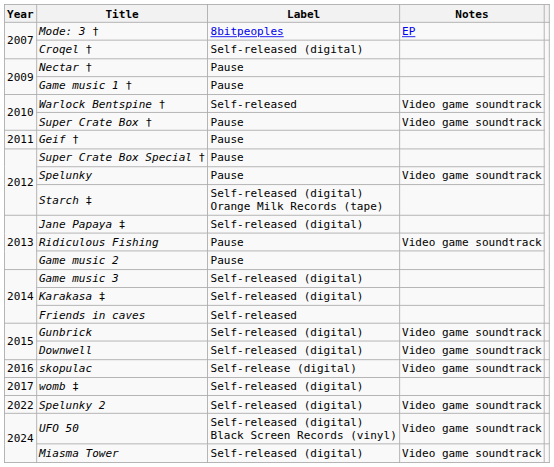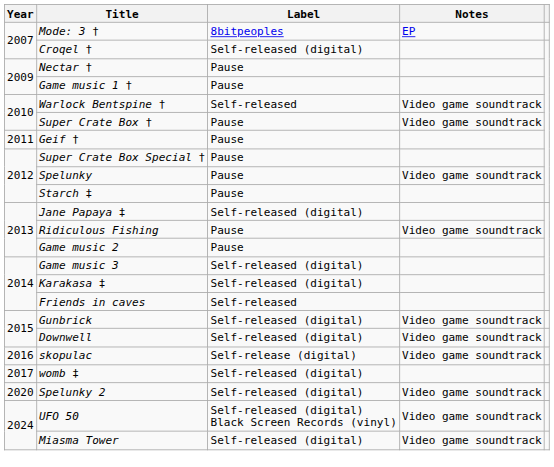(297, 200) Self-released (digital) Orange Milk Records (tape) -> (227, 194) Pause
(20, 404) 2022 -> (20, 392) 2020
